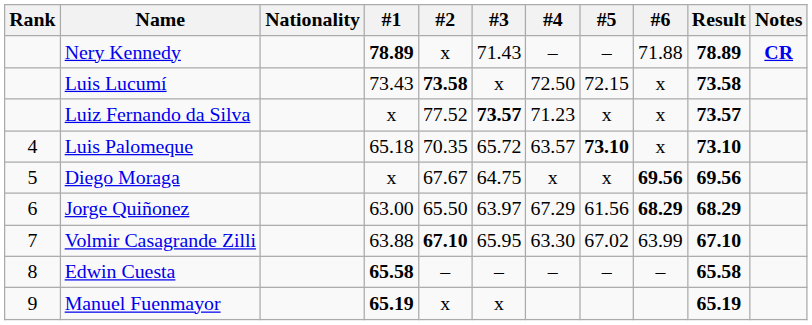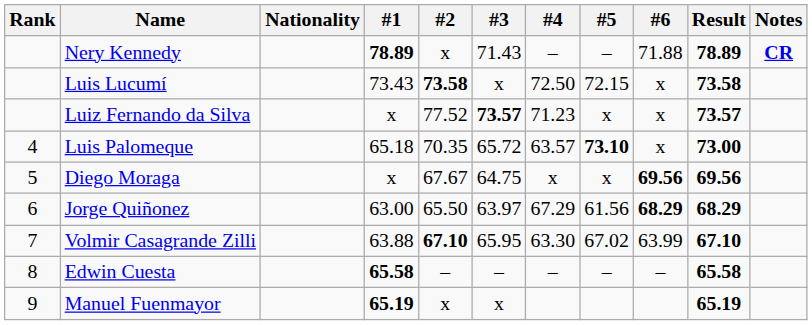(719, 146) 73.10 -> (719, 146) 73.00
